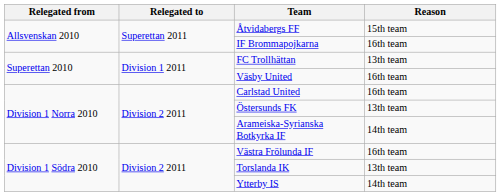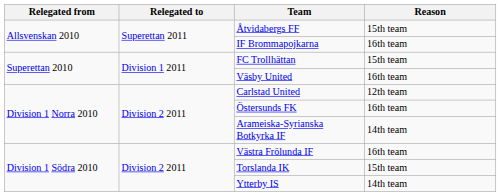(387, 60) 13th team -> (387, 60) 15th team
(387, 92) 16th team -> (387, 92) 12th team
(387, 108) 13th team -> (387, 108) 16th team
(387, 167) 13th team -> (387, 167) 15th team
